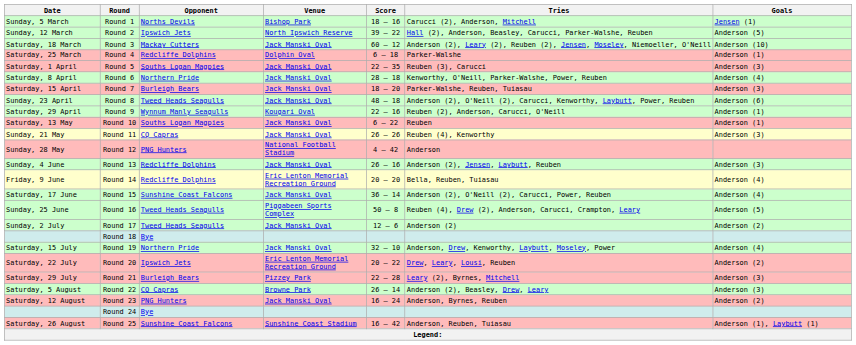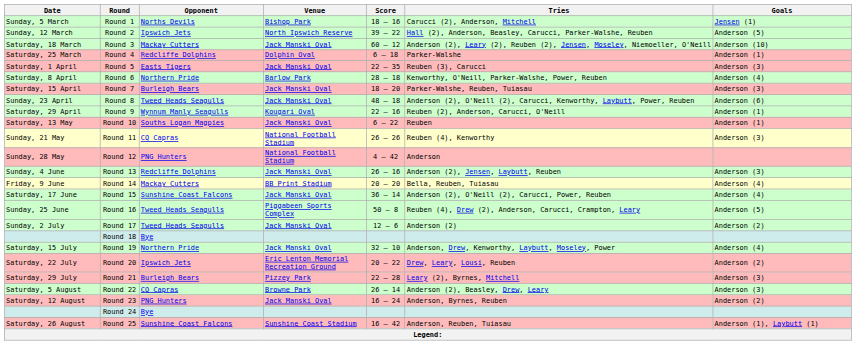(182, 66) Souths Logan Magpies -> (166, 66) Easts Tigers
(298, 77) Jack Manski Oval -> (288, 77) Barlow Park
(298, 134) Jack Manski Oval -> (300, 138) National Football Stadium
(178, 179) Redcliffe Dolphins -> (170, 183) Mackay Cutters
(307, 179) Eric Lenton Memorial Recreation Ground -> (298, 183) BB Print Stadium
